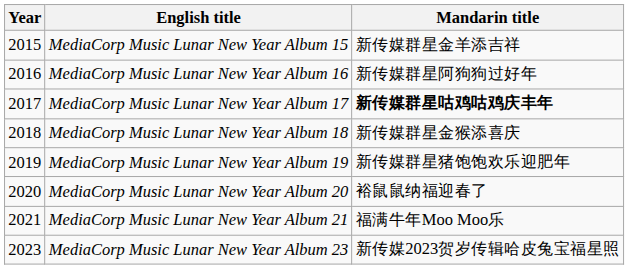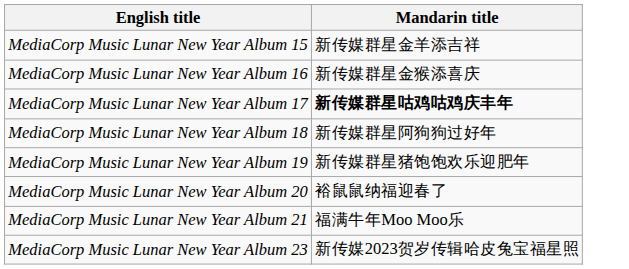- column: (25, 17)
(447, 73) 新传媒群星阿狗狗过好年 -> (398, 73) 新传媒群星金猴添喜庆
(438, 132) 新传媒群星金猴添喜庆 -> (406, 132) 新传媒群星阿狗狗过好年
